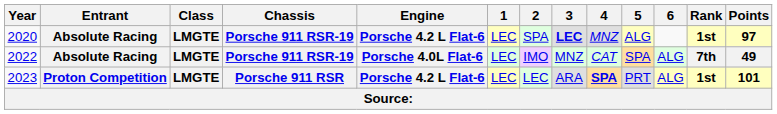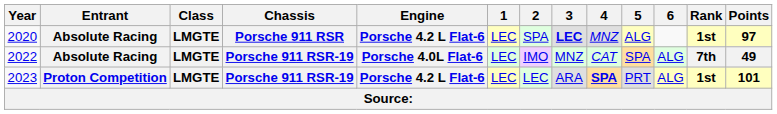(290, 36) Porsche 911 RSR-19 -> (290, 36) Porsche 911 RSR
(290, 78) Porsche 911 RSR -> (290, 78) Porsche 911 RSR-19
